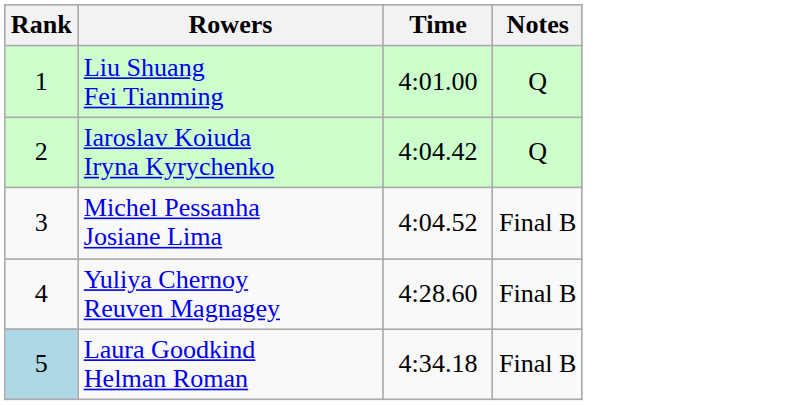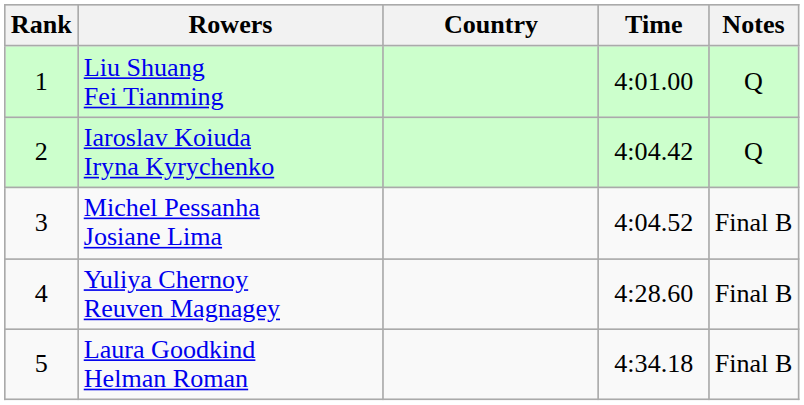+ column: (491, 25)
(41, 364) lightblue background -> (41, 364) no background
